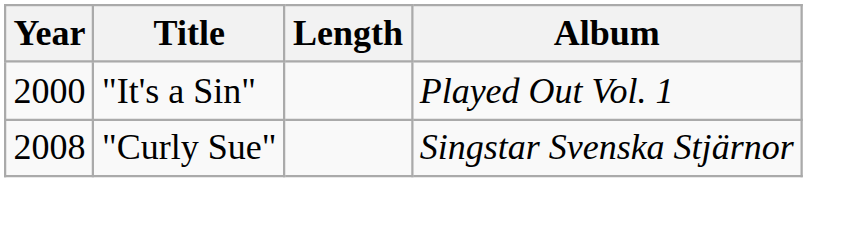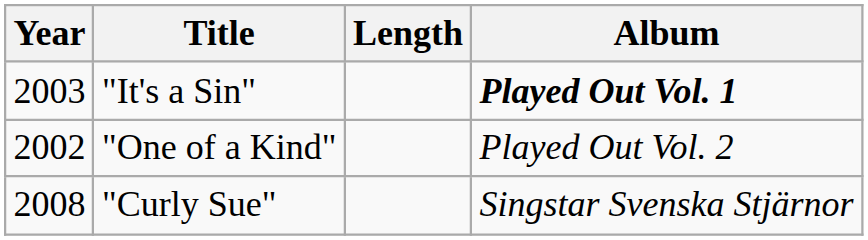(49, 90) 2000 -> (49, 90) 2003
(547, 90) normal -> (609, 90) bold
+ row: (219, 147)
